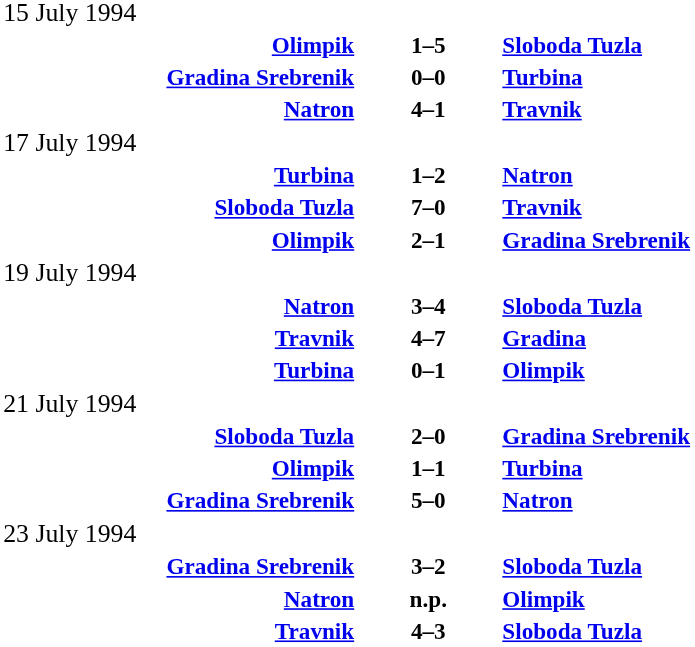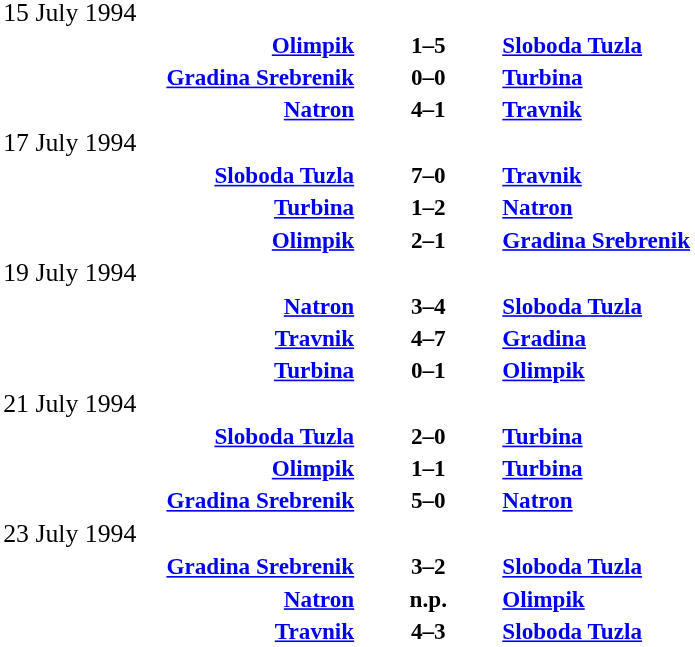rows swapped: (284, 207) <-> (314, 175)
(596, 436) Gradina Srebrenik -> (542, 436) Turbina
